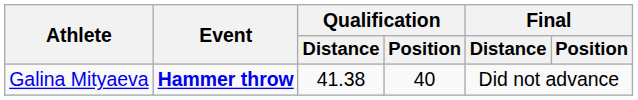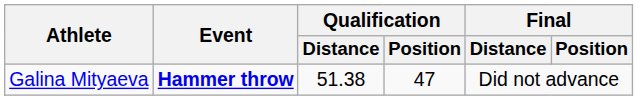(341, 80) 41.38 -> (341, 80) 51.38
(425, 80) 40 -> (425, 80) 47
